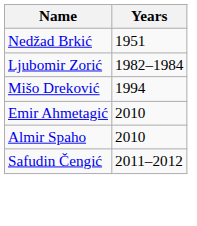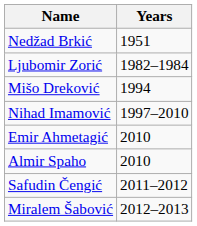+ row: (59, 112)
+ row: (61, 209)
